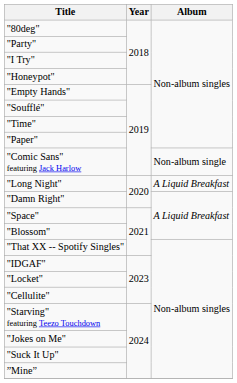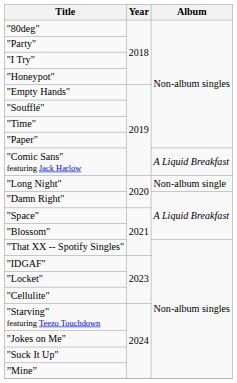(190, 162) Non-album single -> (191, 162) A Liquid Breakfast
(191, 183) A Liquid Breakfast -> (190, 183) Non-album single
